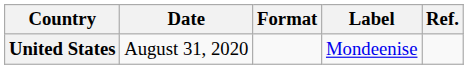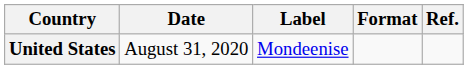columns swapped: (287, 19) <-> (372, 19)
